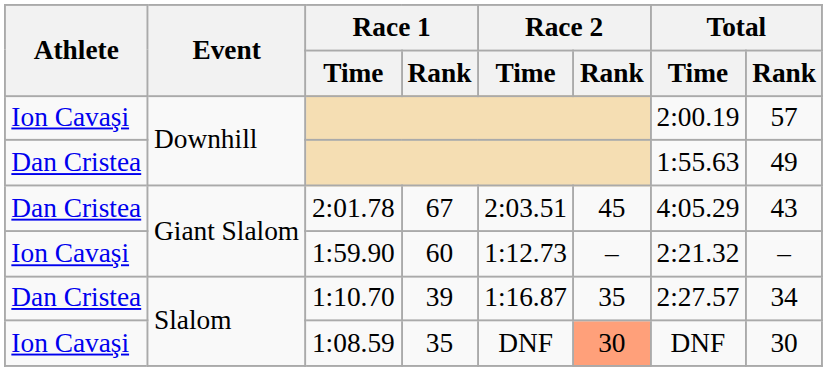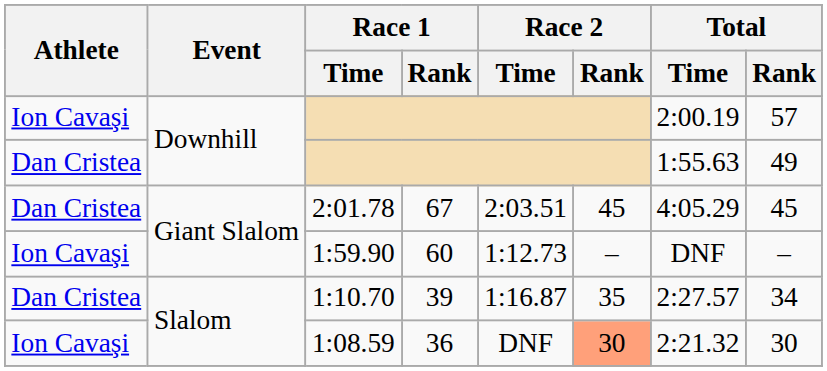(784, 207) 43 -> (784, 207) 45
(698, 253) 2:21.32 -> (698, 253) DNF
(440, 343) 35 -> (440, 343) 36
(698, 343) DNF -> (698, 343) 2:21.32
